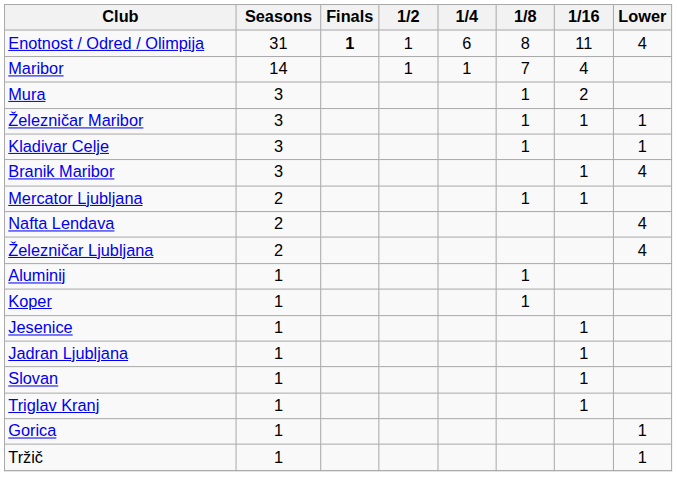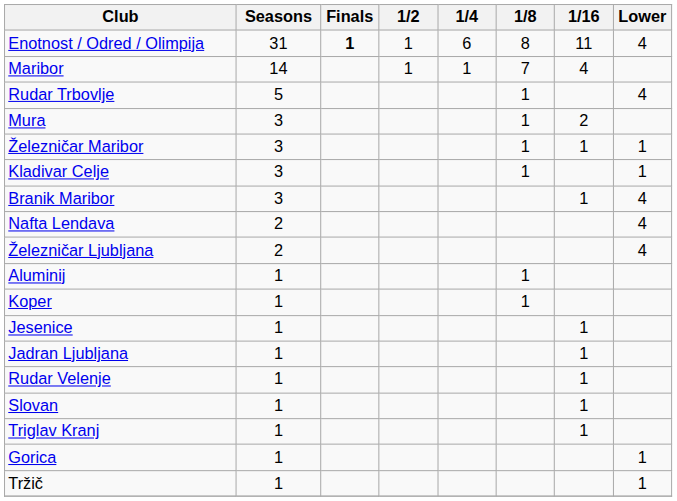+ row: (61, 95)
- row: (75, 198)
+ row: (60, 379)
